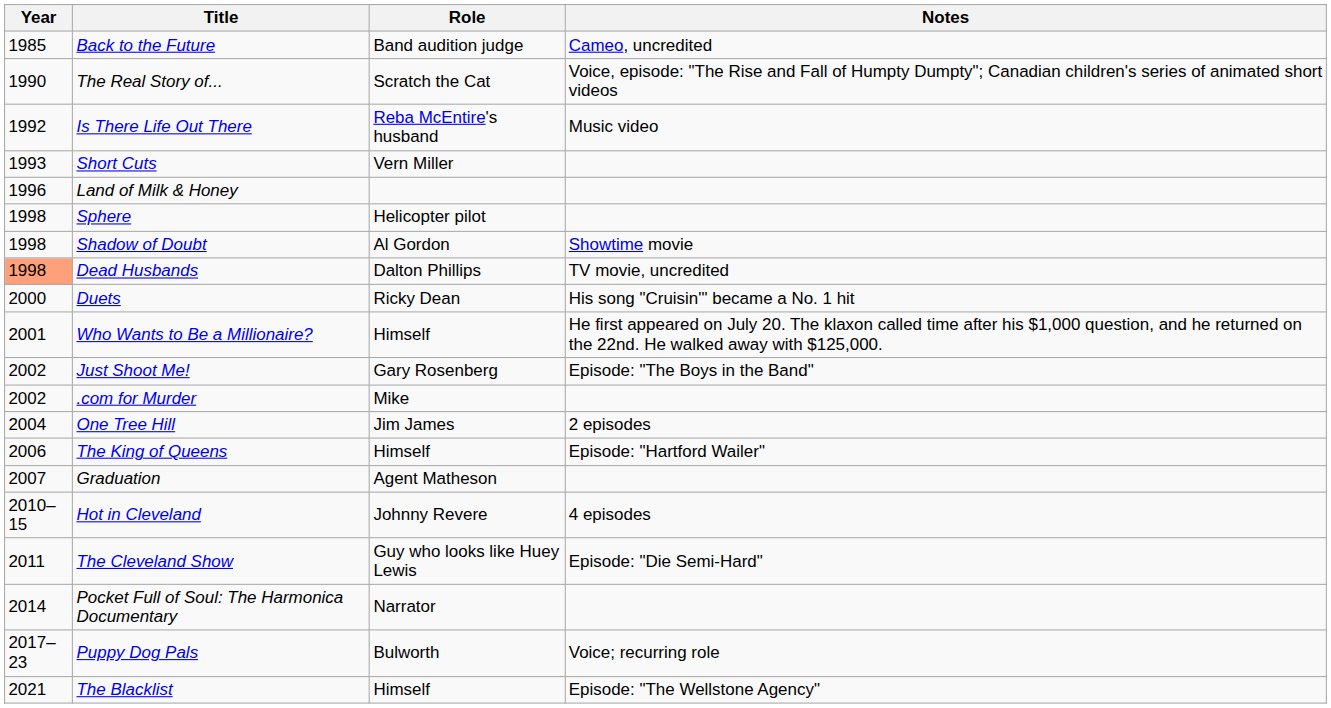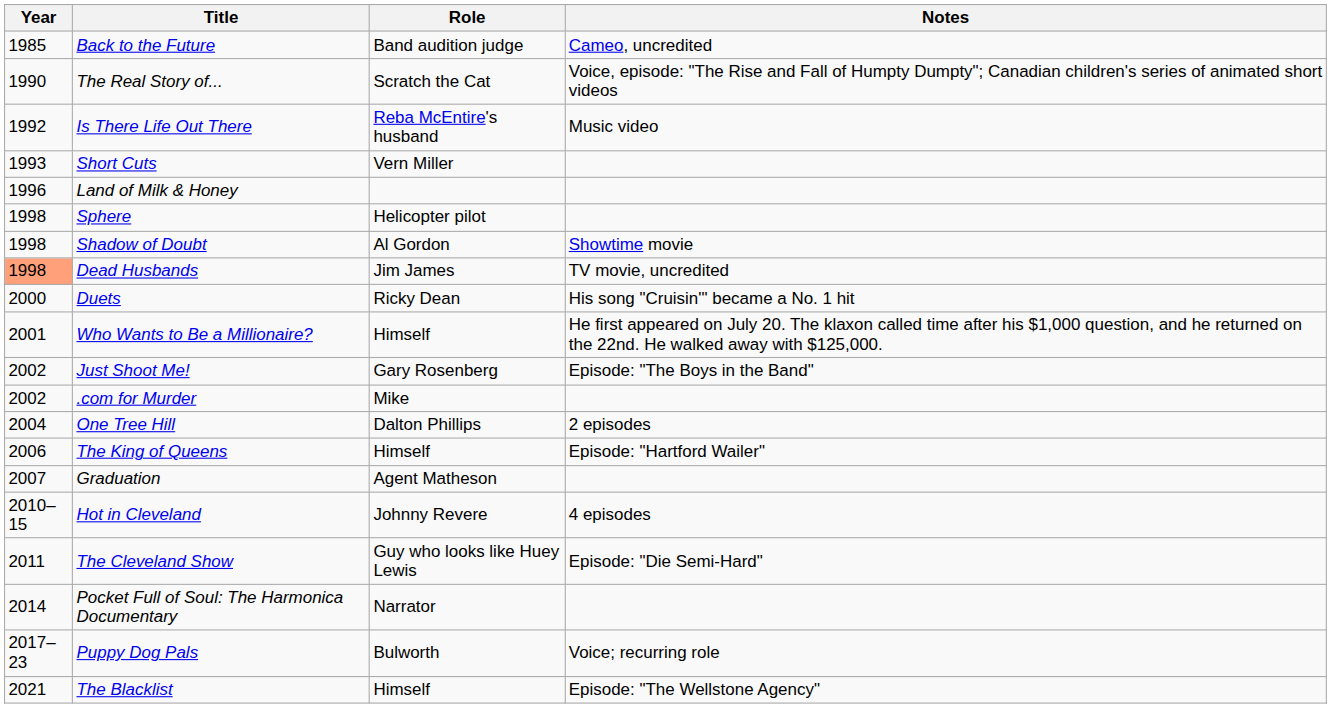(427, 271) Dalton Phillips -> (414, 271) Jim James
(414, 424) Jim James -> (427, 424) Dalton Phillips
